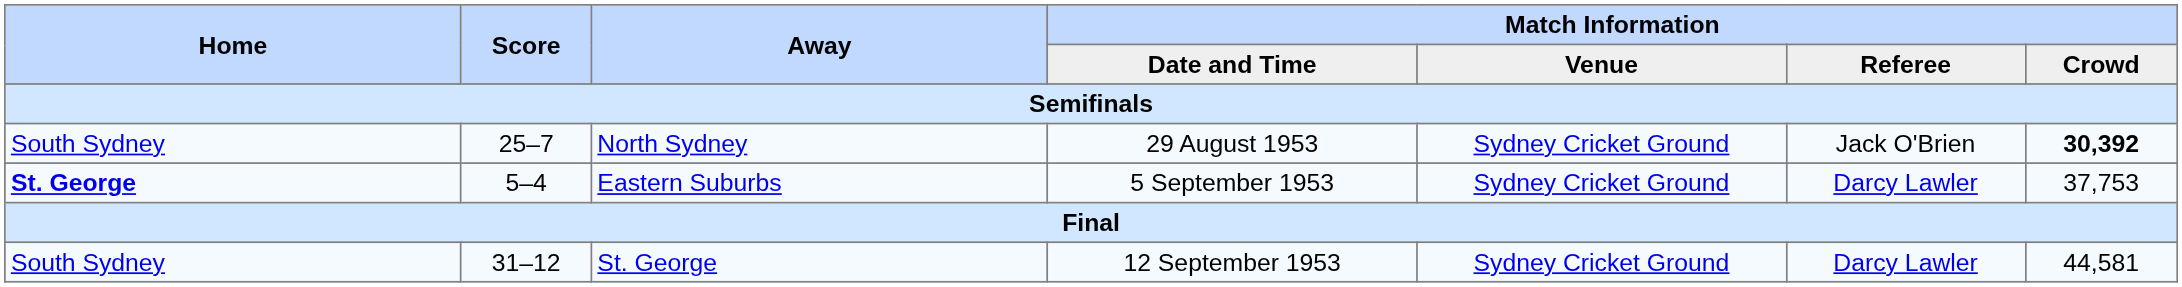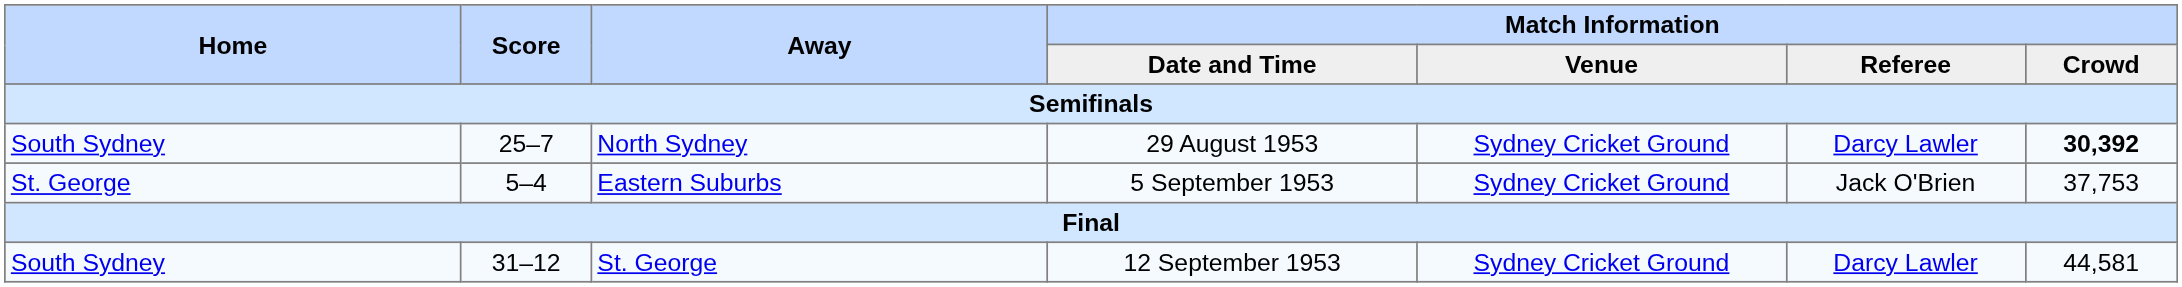(1906, 143) Jack O'Brien -> (1906, 143) Darcy Lawler
(73, 183) bold -> (71, 183) normal
(1906, 183) Darcy Lawler -> (1906, 183) Jack O'Brien
